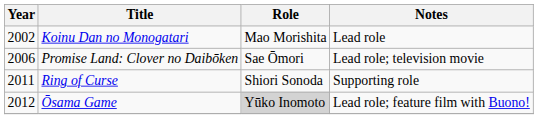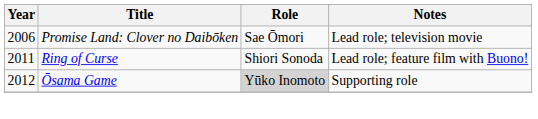- row: (115, 37)
(376, 80) Supporting role -> (430, 59) Lead role; feature film with Buono!
(431, 102) Lead role; feature film with Buono! -> (374, 80) Supporting role
